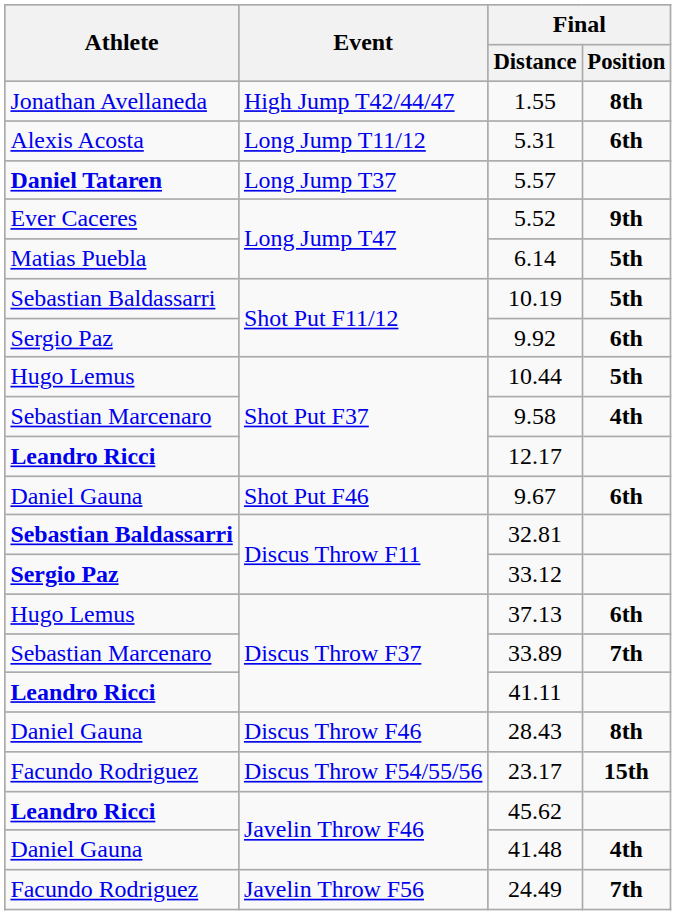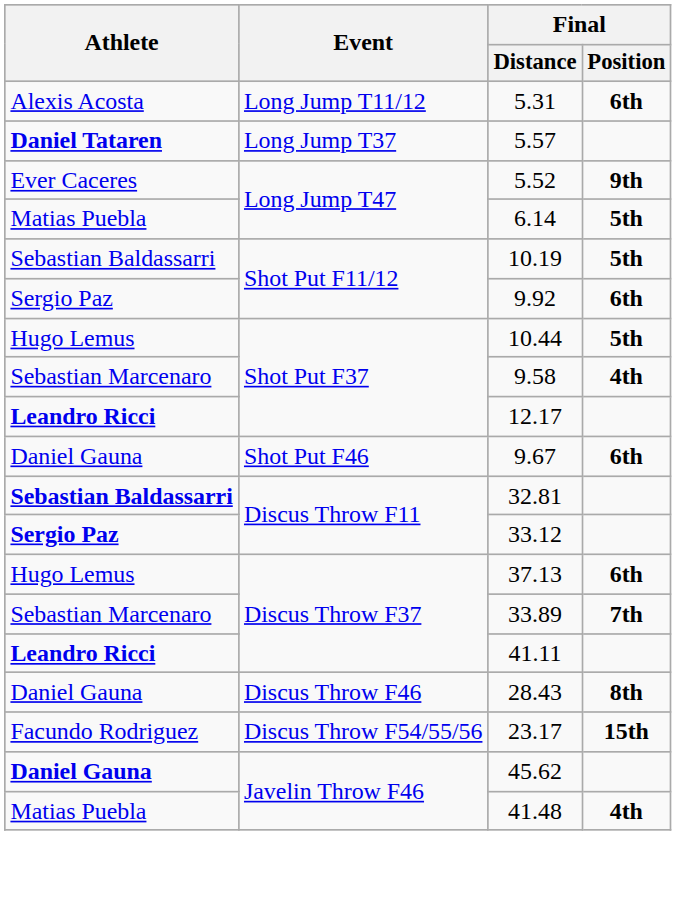- row: (535, 101)
(83, 810) Leandro Ricci -> (81, 771) Daniel Gauna
(76, 850) Daniel Gauna -> (78, 810) Matias Puebla
- row: (535, 889)
